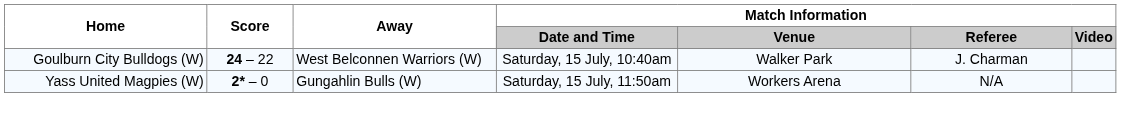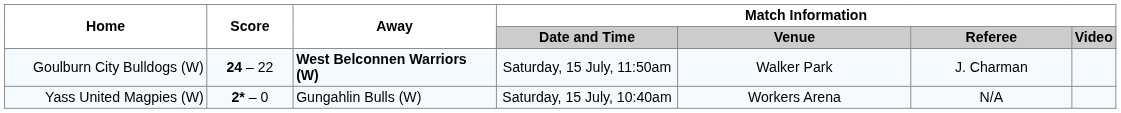(389, 59) normal -> (381, 67) bold
(587, 59) Saturday, 15 July, 10:40am -> (587, 67) Saturday, 15 July, 11:50am
(587, 81) Saturday, 15 July, 11:50am -> (587, 97) Saturday, 15 July, 10:40am
